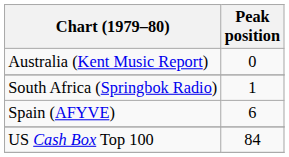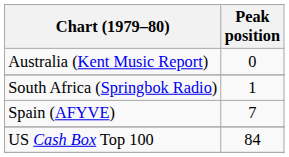(252, 113) 6 -> (252, 113) 7
